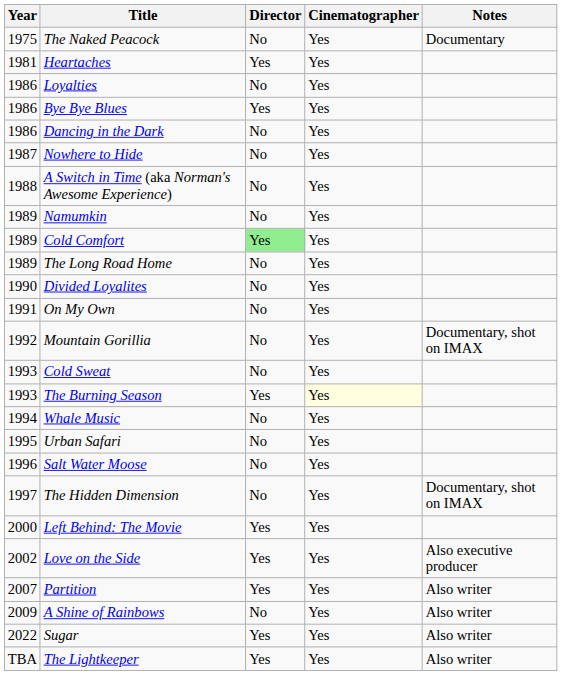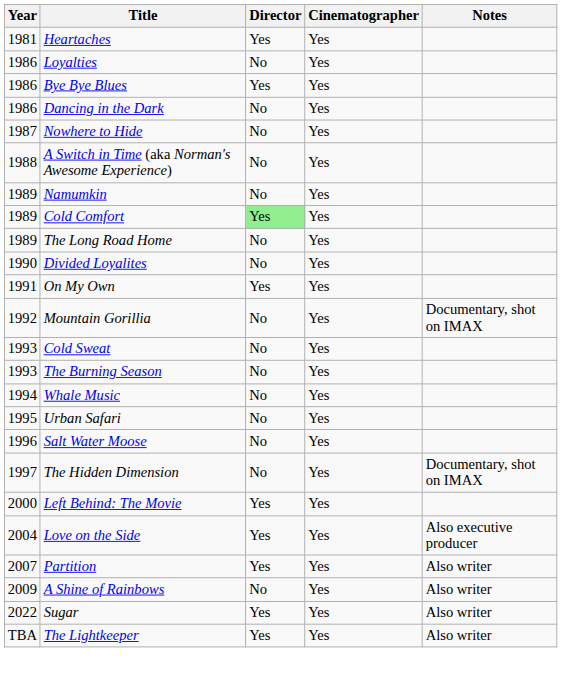- row: (101, 39)
(258, 309) No -> (260, 286) Yes
(260, 395) Yes -> (258, 372) No
(319, 395) lightyellow background -> (319, 372) no background
(22, 558) 2002 -> (22, 535) 2004
